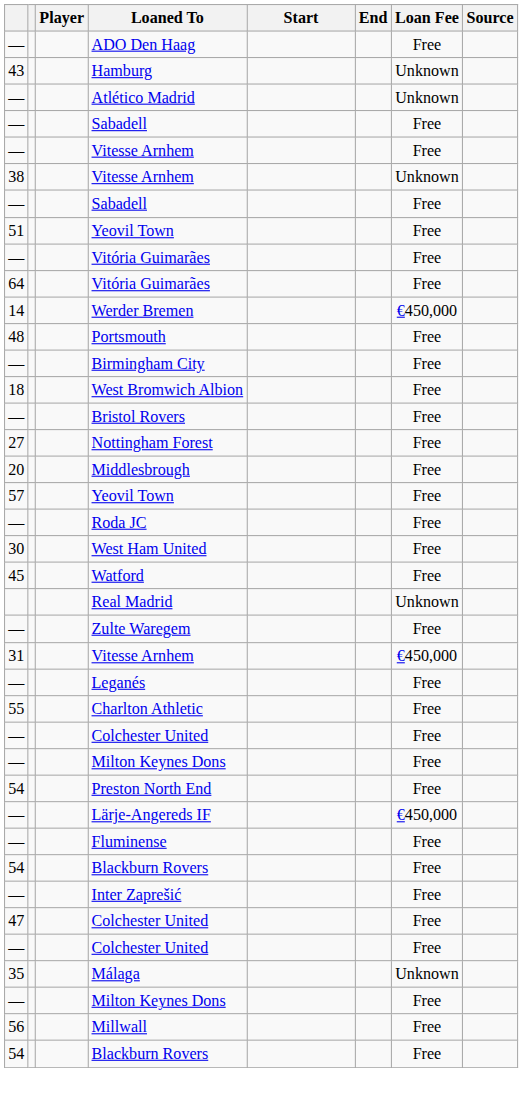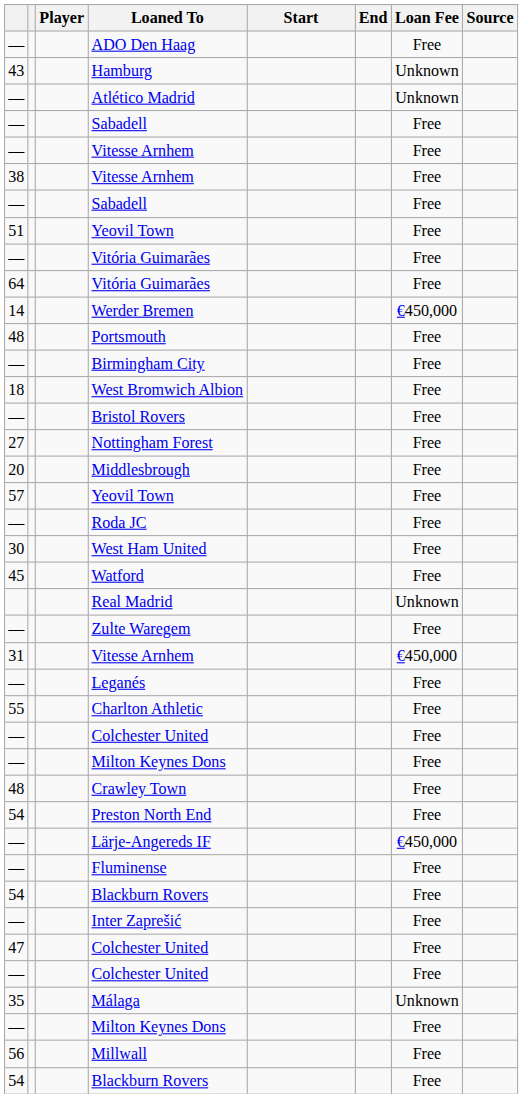(427, 177) Unknown -> (427, 177) Free
+ row: (16, 788)
